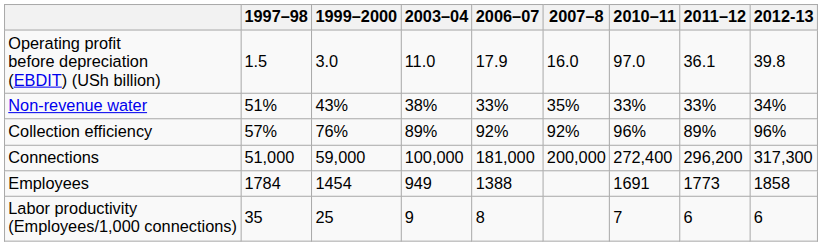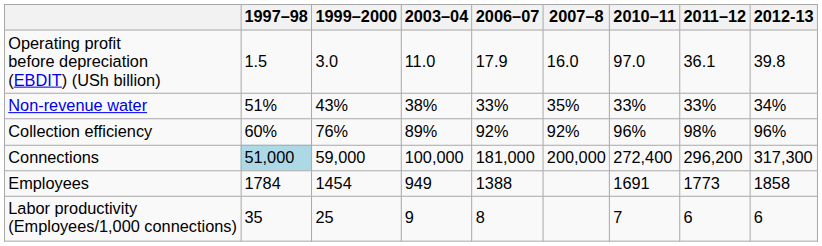(261, 131) 57% -> (261, 131) 60%
(700, 131) 89% -> (700, 131) 98%
(269, 157) no background -> (269, 157) lightblue background
